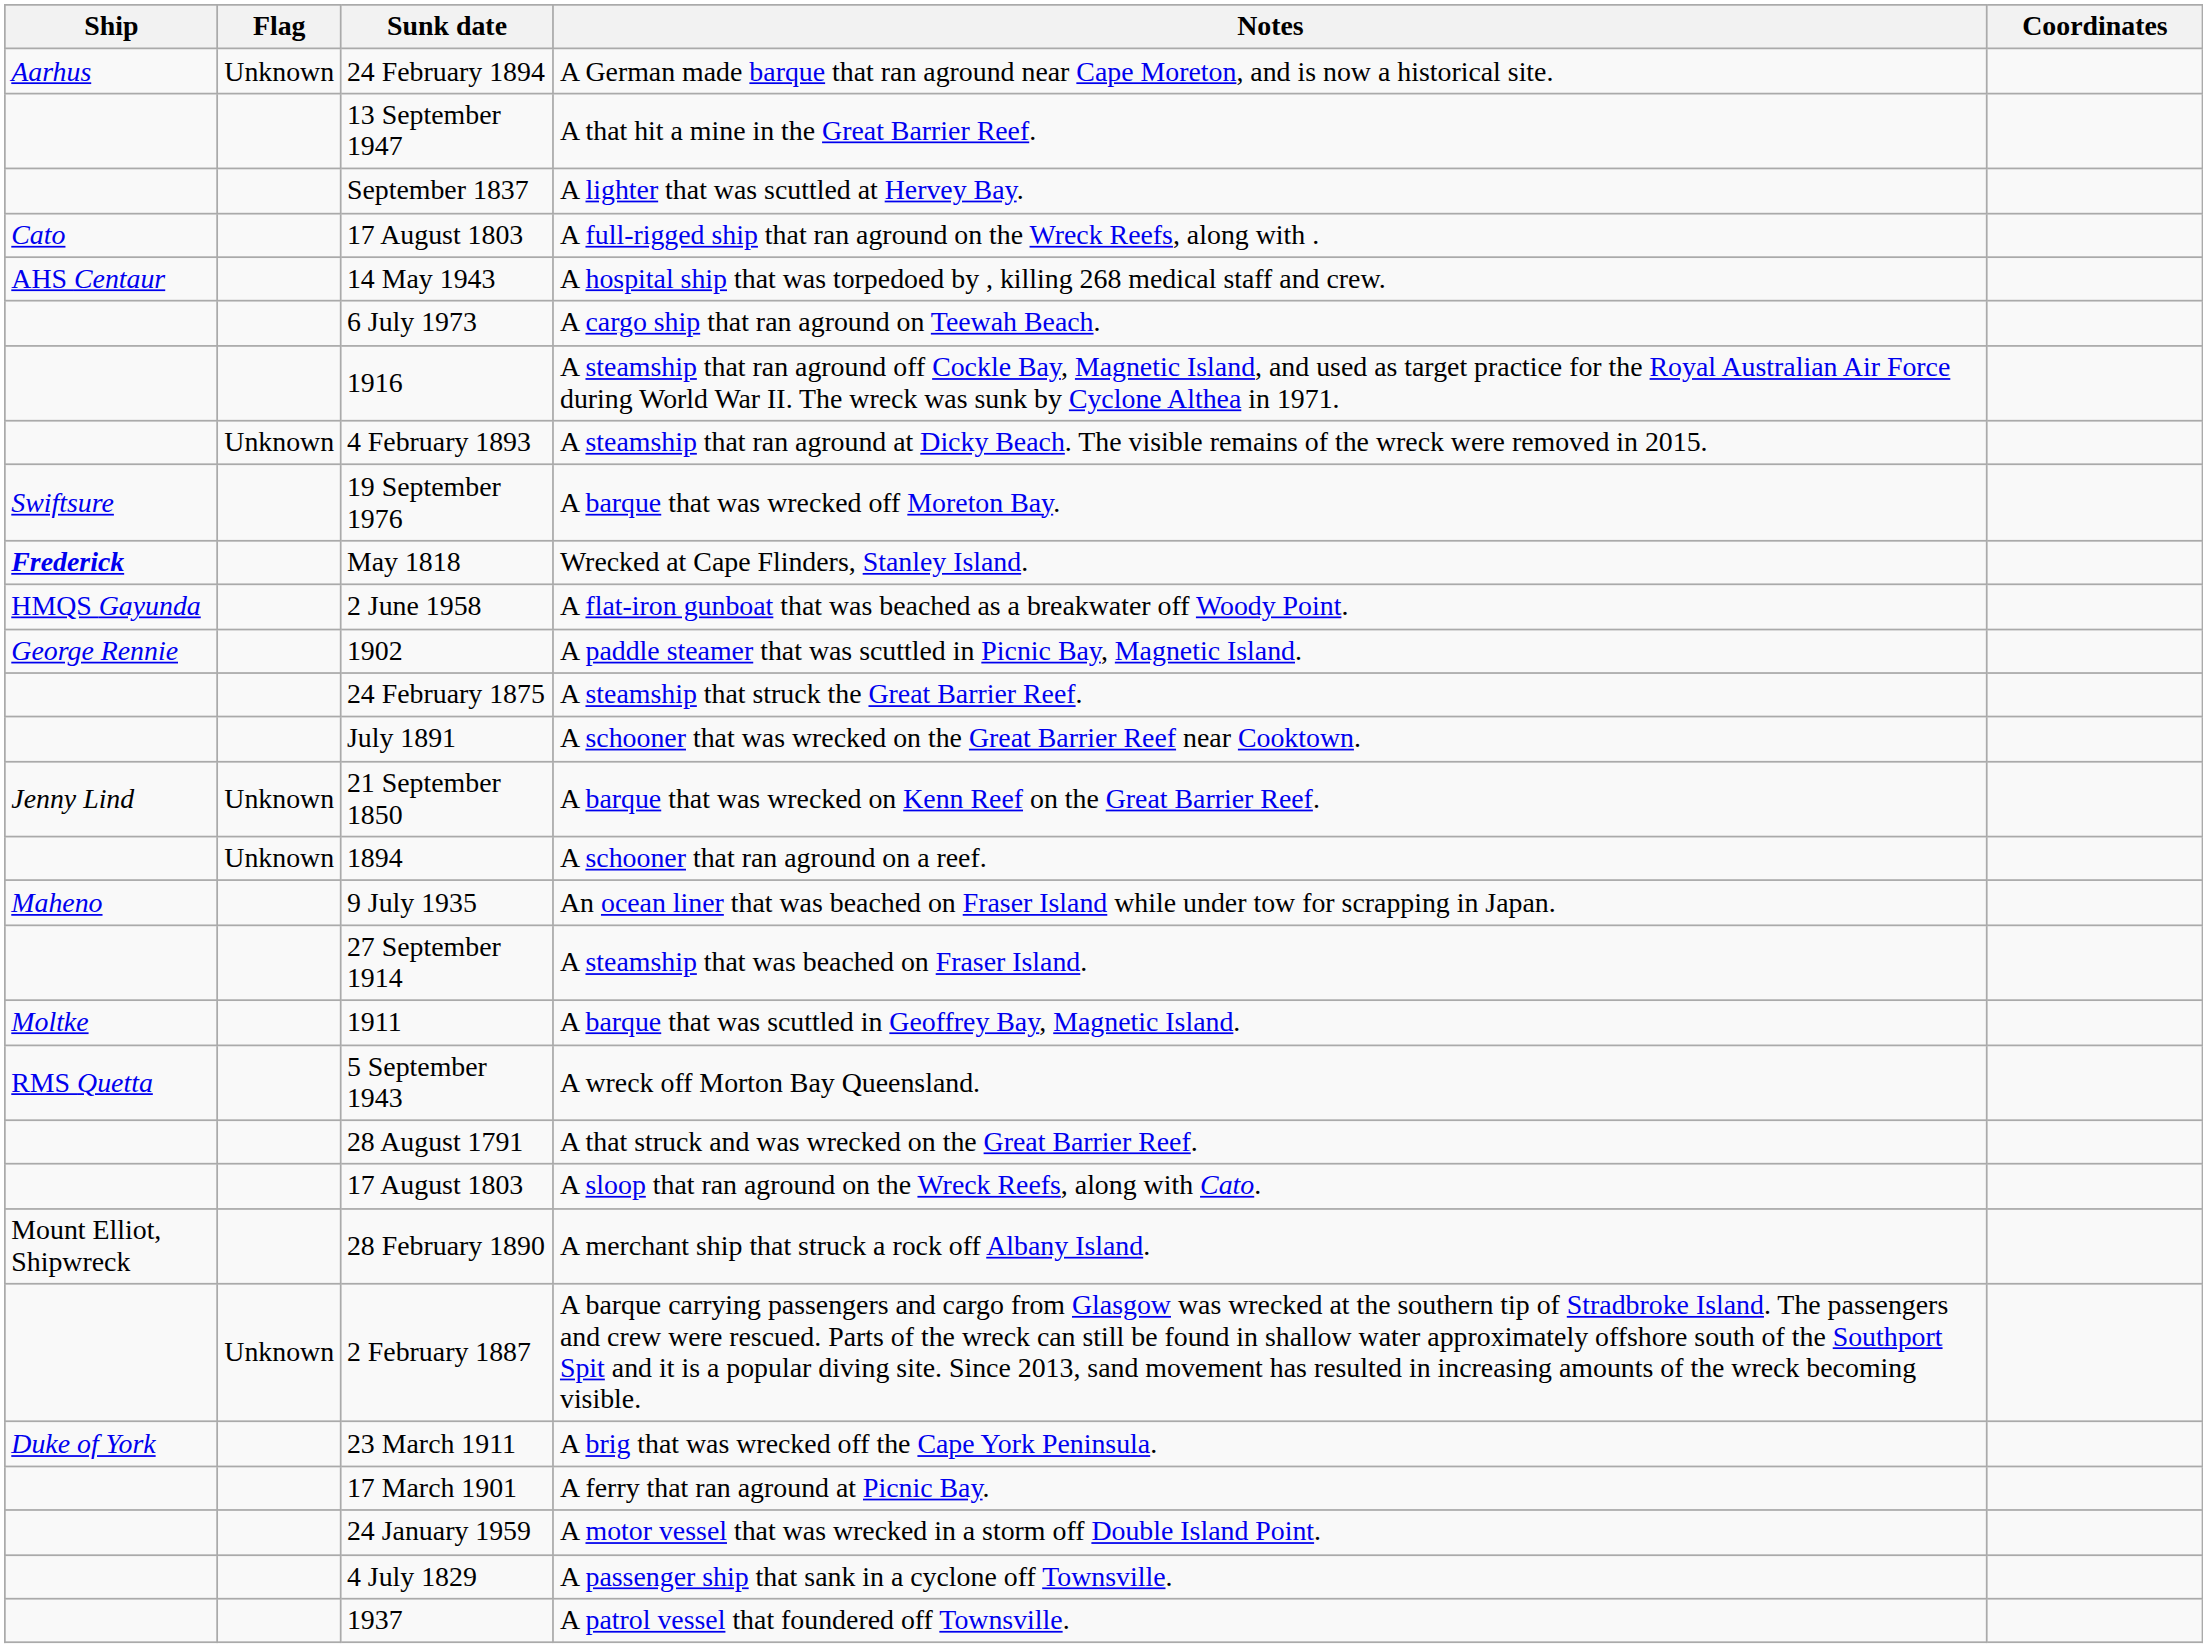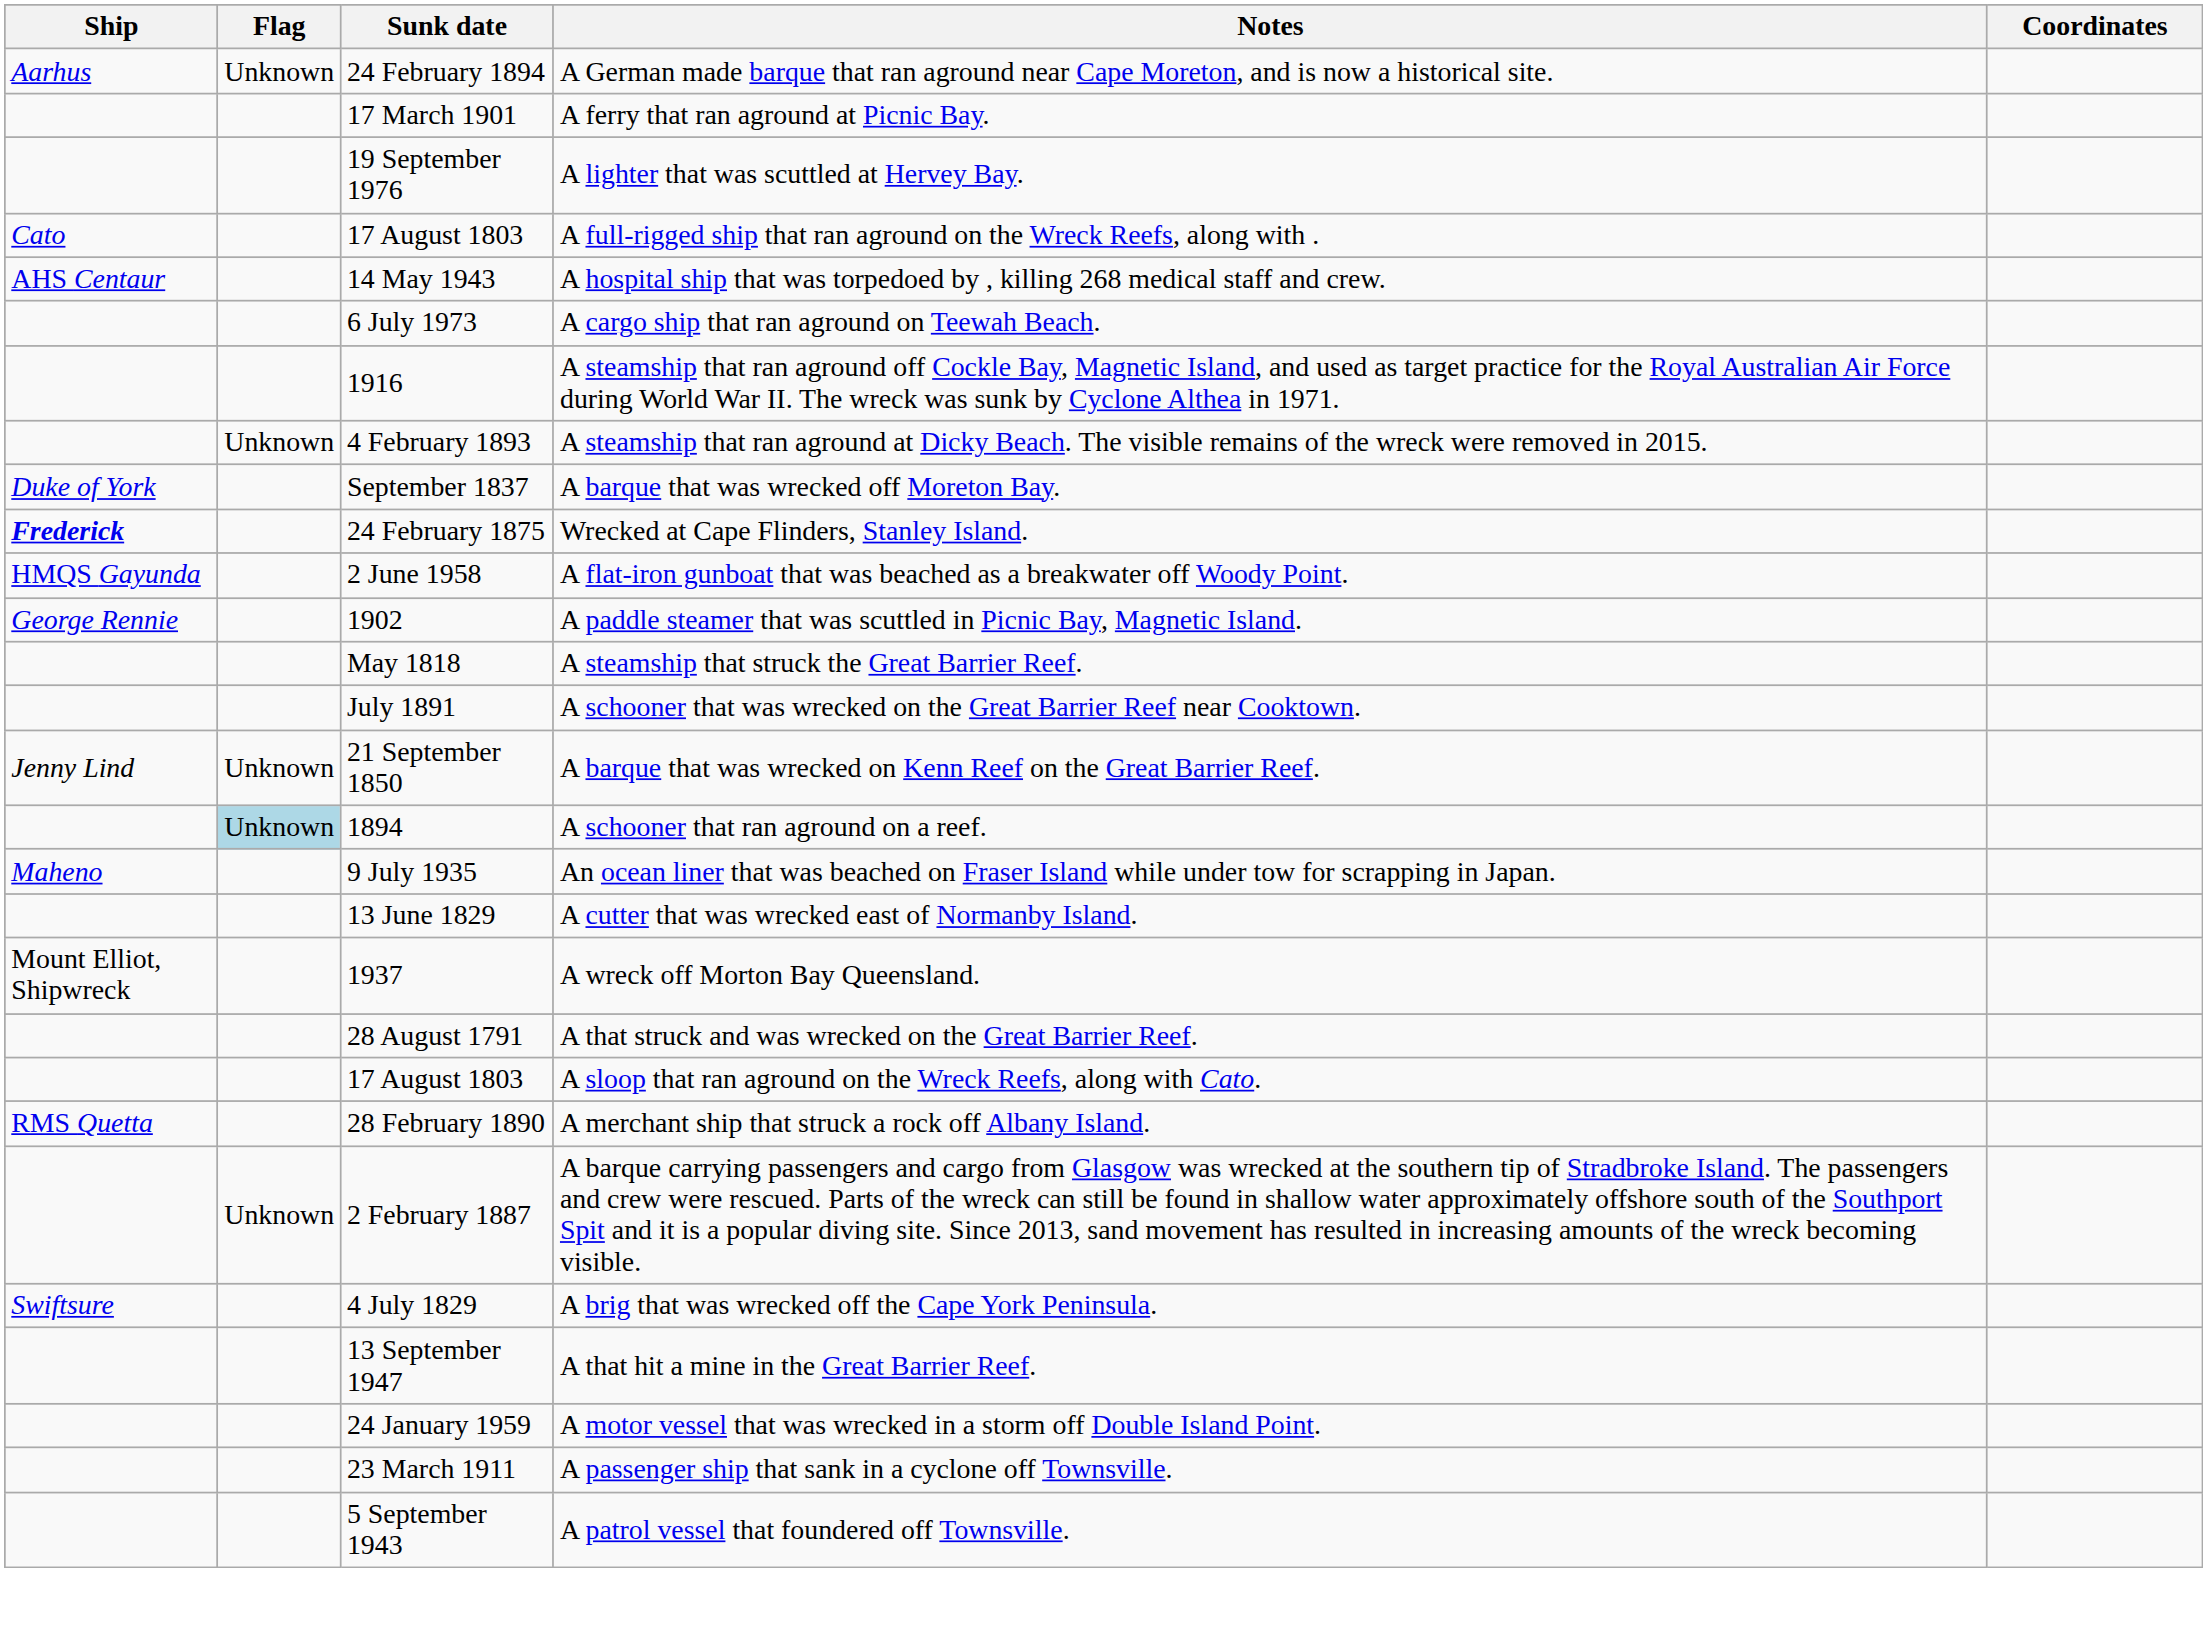rows swapped: (775, 1487) <-> (798, 130)
(438, 190) September 1837 -> (424, 174) 19 September 1976
(63, 502) Swiftsure -> (83, 486) Duke of York
(424, 502) 19 September 1976 -> (438, 486) September 1837
(404, 562) May 1818 -> (446, 530) 24 February 1875
(446, 694) 24 February 1875 -> (404, 663) May 1818
(279, 858) no background -> (279, 826) lightblue background
- row: (824, 962)
+ row: (849, 915)
- row: (900, 1022)
(82, 1081) RMS Quetta -> (86, 975) Mount Elliot, Shipwreck
(417, 1081) 5 September 1943 -> (375, 975) 1937
(86, 1245) Mount Elliot, Shipwreck -> (82, 1123) RMS Quetta
(83, 1443) Duke of York -> (63, 1305) Swiftsure
(431, 1443) 23 March 1911 -> (412, 1305) 4 July 1829
(412, 1576) 4 July 1829 -> (431, 1469) 23 March 1911
(375, 1620) 1937 -> (417, 1529) 5 September 1943
